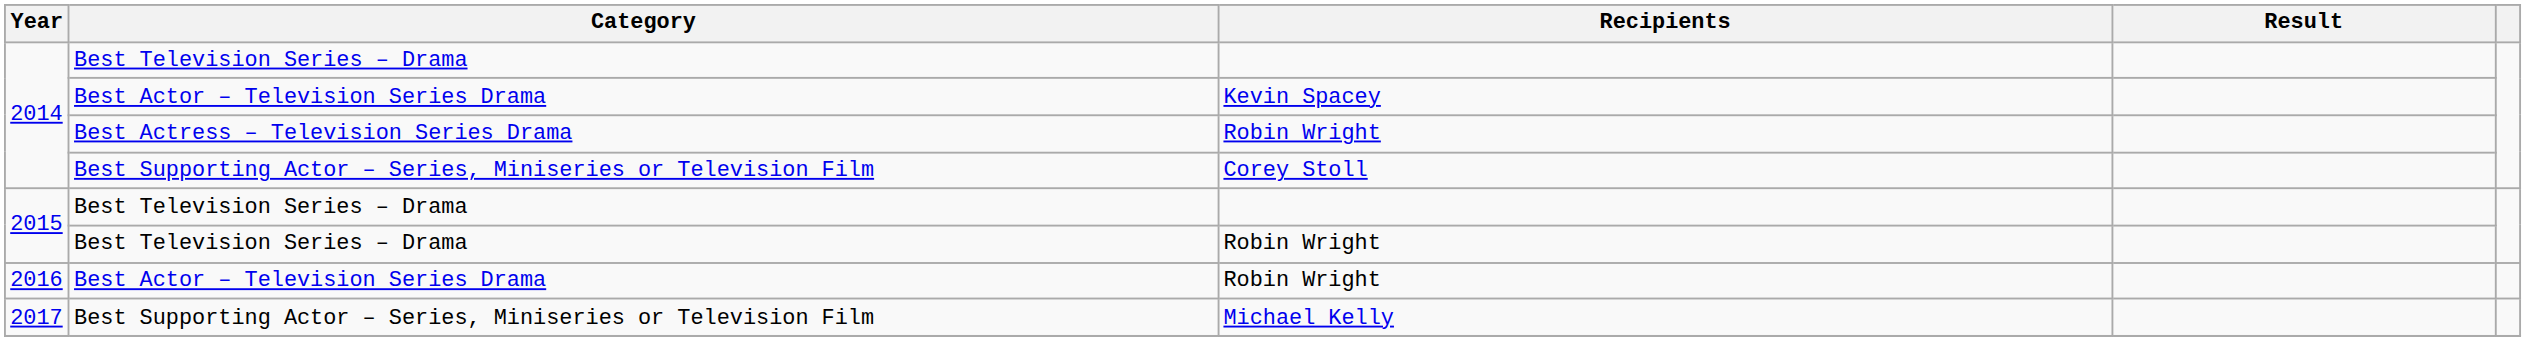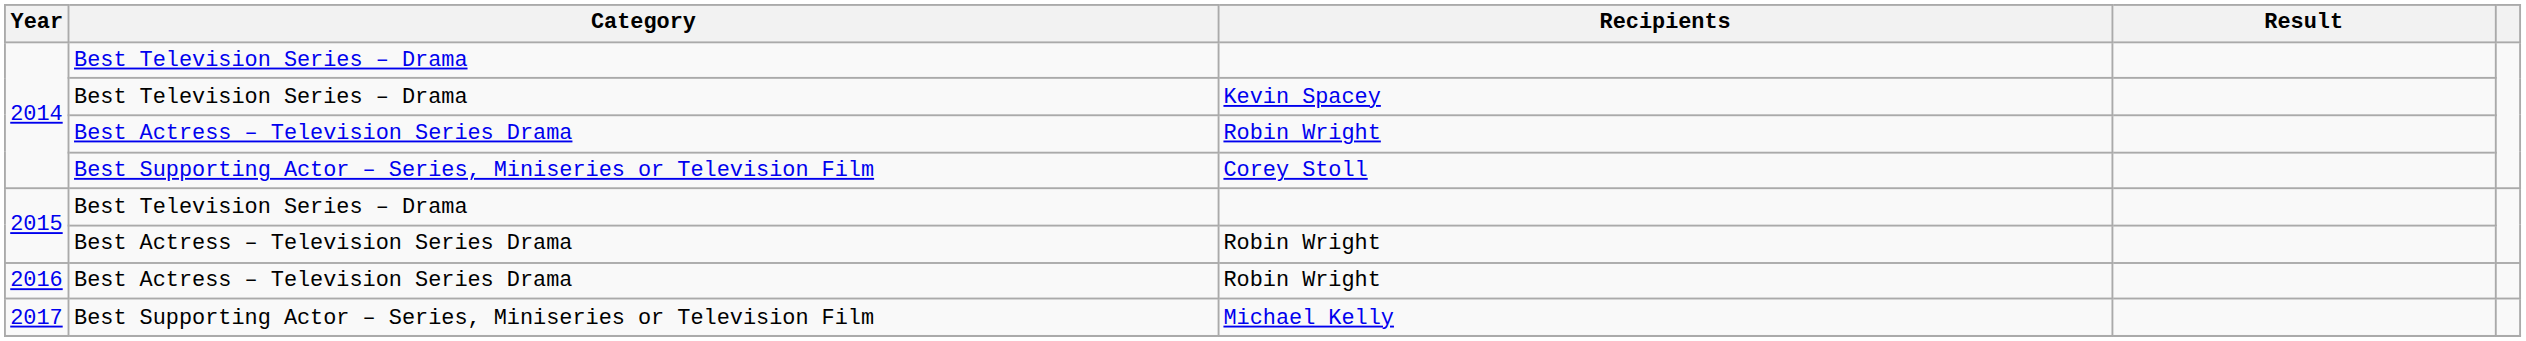(310, 97) Best Actor – Television Series Drama -> (271, 97) Best Television Series – Drama
(271, 244) Best Television Series – Drama -> (323, 244) Best Actress – Television Series Drama
(310, 280) Best Actor – Television Series Drama -> (323, 280) Best Actress – Television Series Drama
